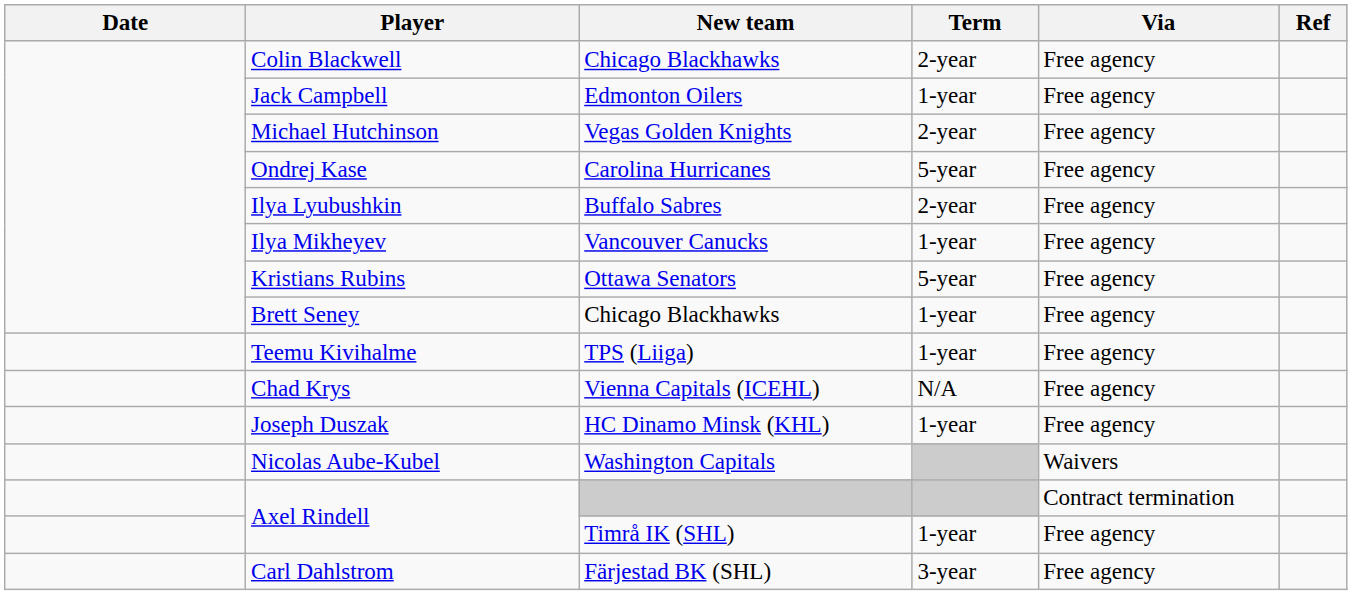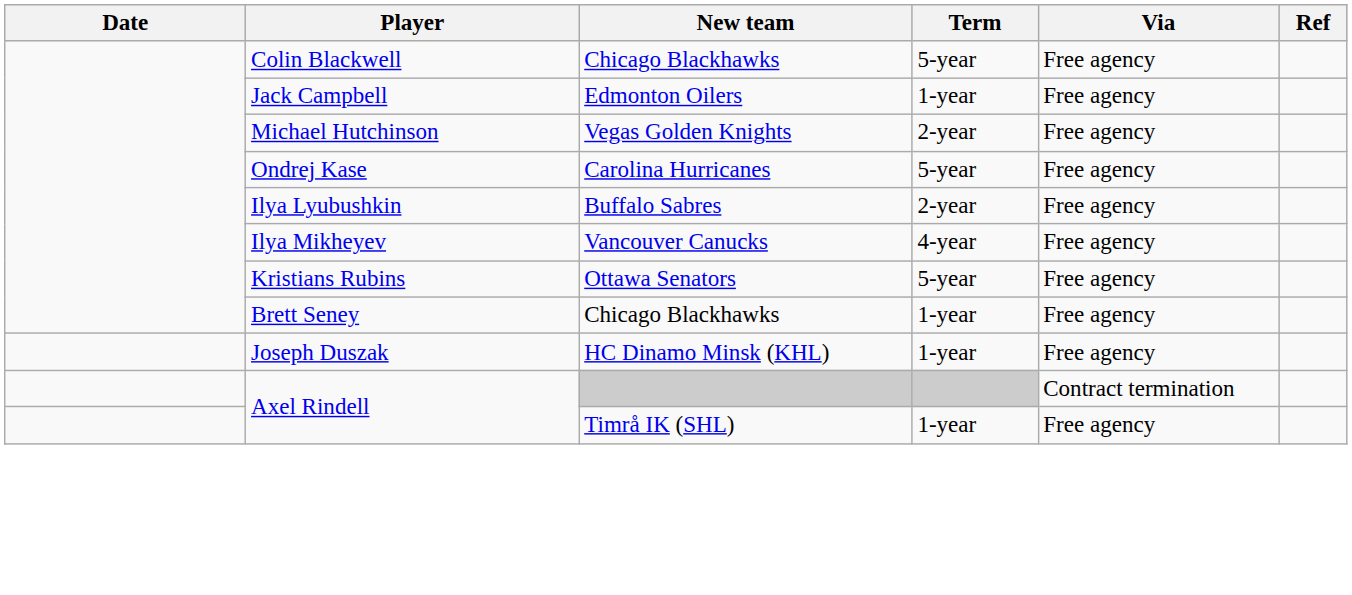(947, 59) 2-year -> (947, 59) 5-year
(947, 242) 1-year -> (947, 242) 4-year
- row: (334, 351)
- row: (301, 388)
- row: (345, 461)
- row: (322, 570)
